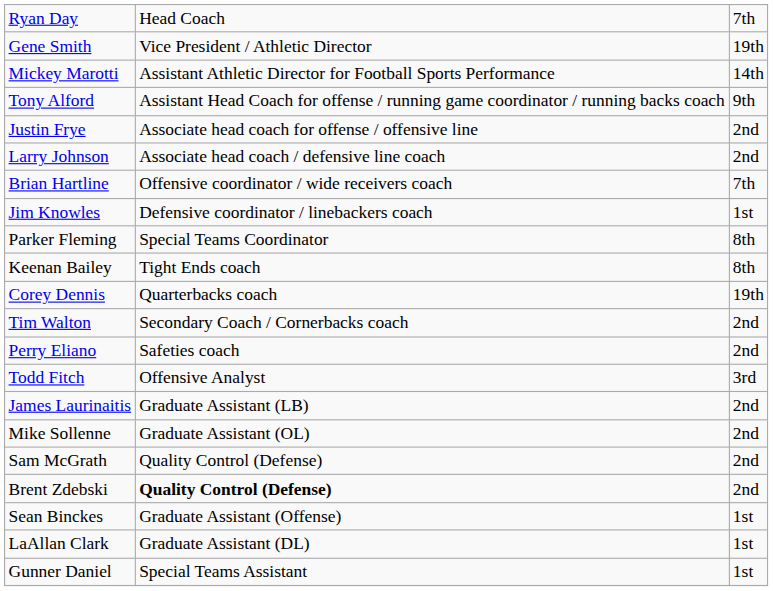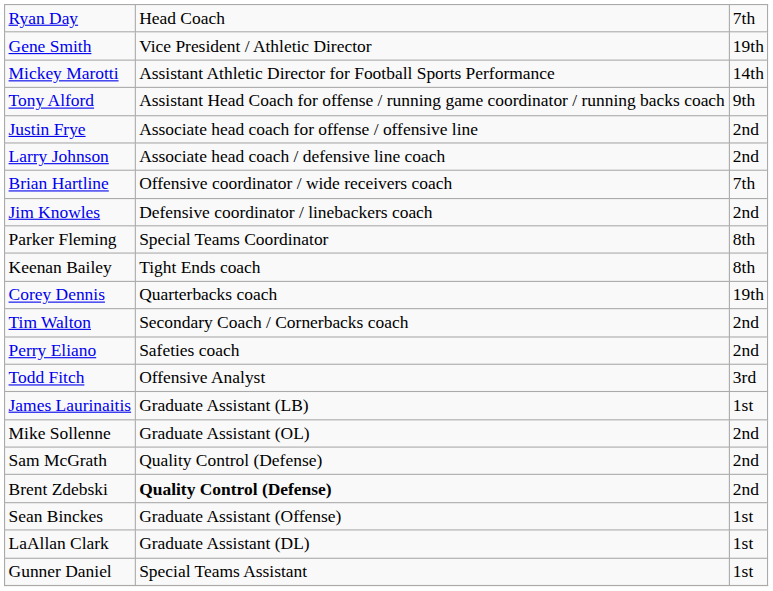(743, 211) 1st -> (746, 211) 2nd
(746, 405) 2nd -> (743, 405) 1st
